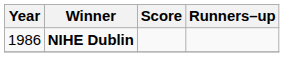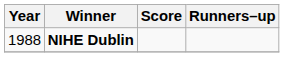(24, 39) 1986 -> (24, 39) 1988
